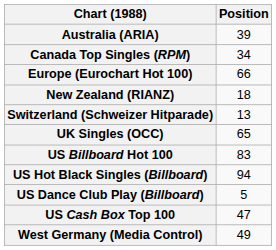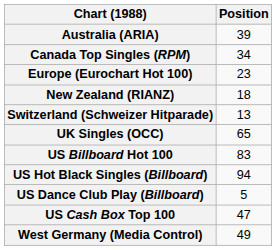(244, 74) 66 -> (244, 74) 23
